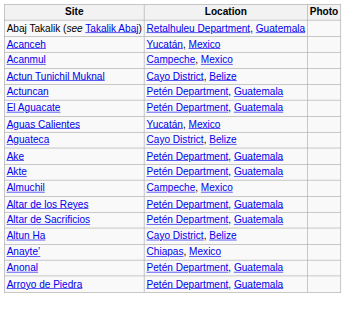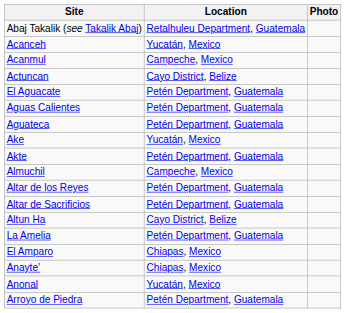- row: (56, 76)
(215, 92) Petén Department, Guatemala -> (192, 76) Cayo District, Belize
(183, 124) Yucatán, Mexico -> (215, 108) Petén Department, Guatemala
(192, 140) Cayo District, Belize -> (215, 124) Petén Department, Guatemala
(215, 156) Petén Department, Guatemala -> (183, 140) Yucatán, Mexico
+ row: (29, 236)
+ row: (30, 252)
(215, 268) Petén Department, Guatemala -> (183, 284) Yucatán, Mexico
